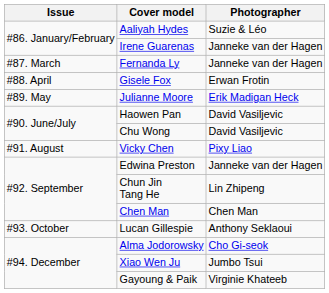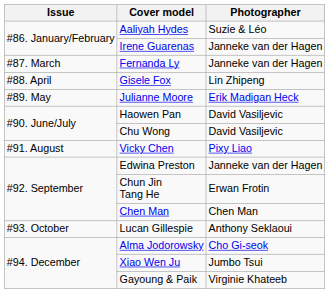(239, 81) Erwan Frotin -> (237, 81) Lin Zhipeng
(237, 189) Lin Zhipeng -> (239, 189) Erwan Frotin
